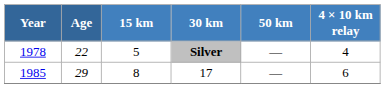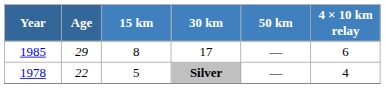rows swapped: (206, 51) <-> (206, 73)
